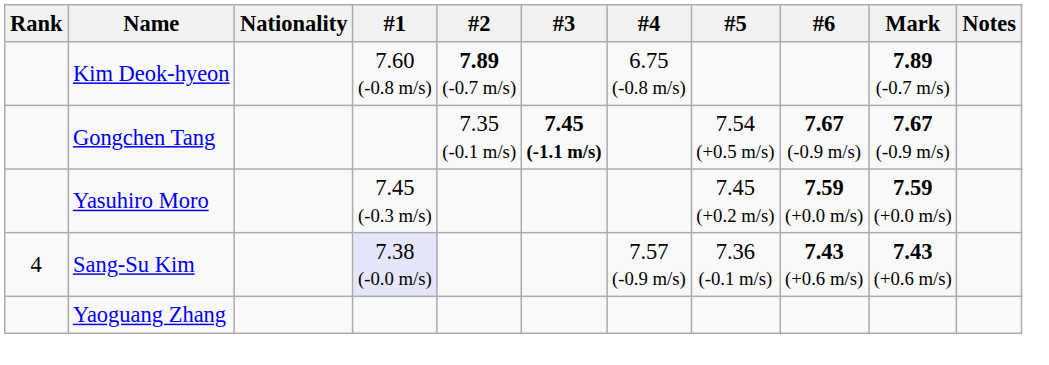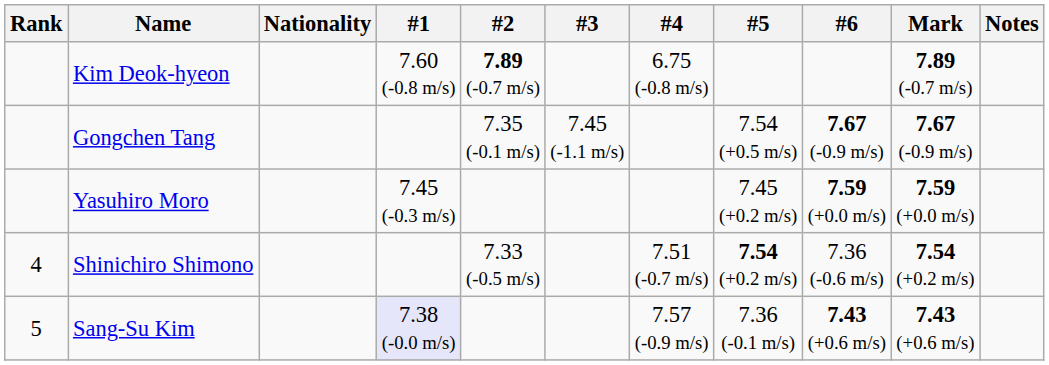(564, 137) bold -> (587, 137) normal
+ row: (163, 264)
(36, 264) 4 -> (36, 328) 5
- row: (150, 315)
